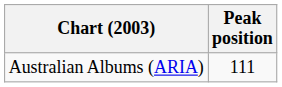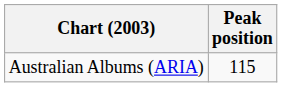(242, 67) 111 -> (242, 67) 115
